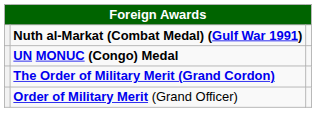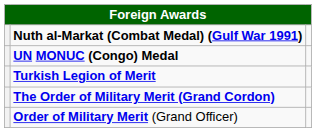+ row: (85, 76)
